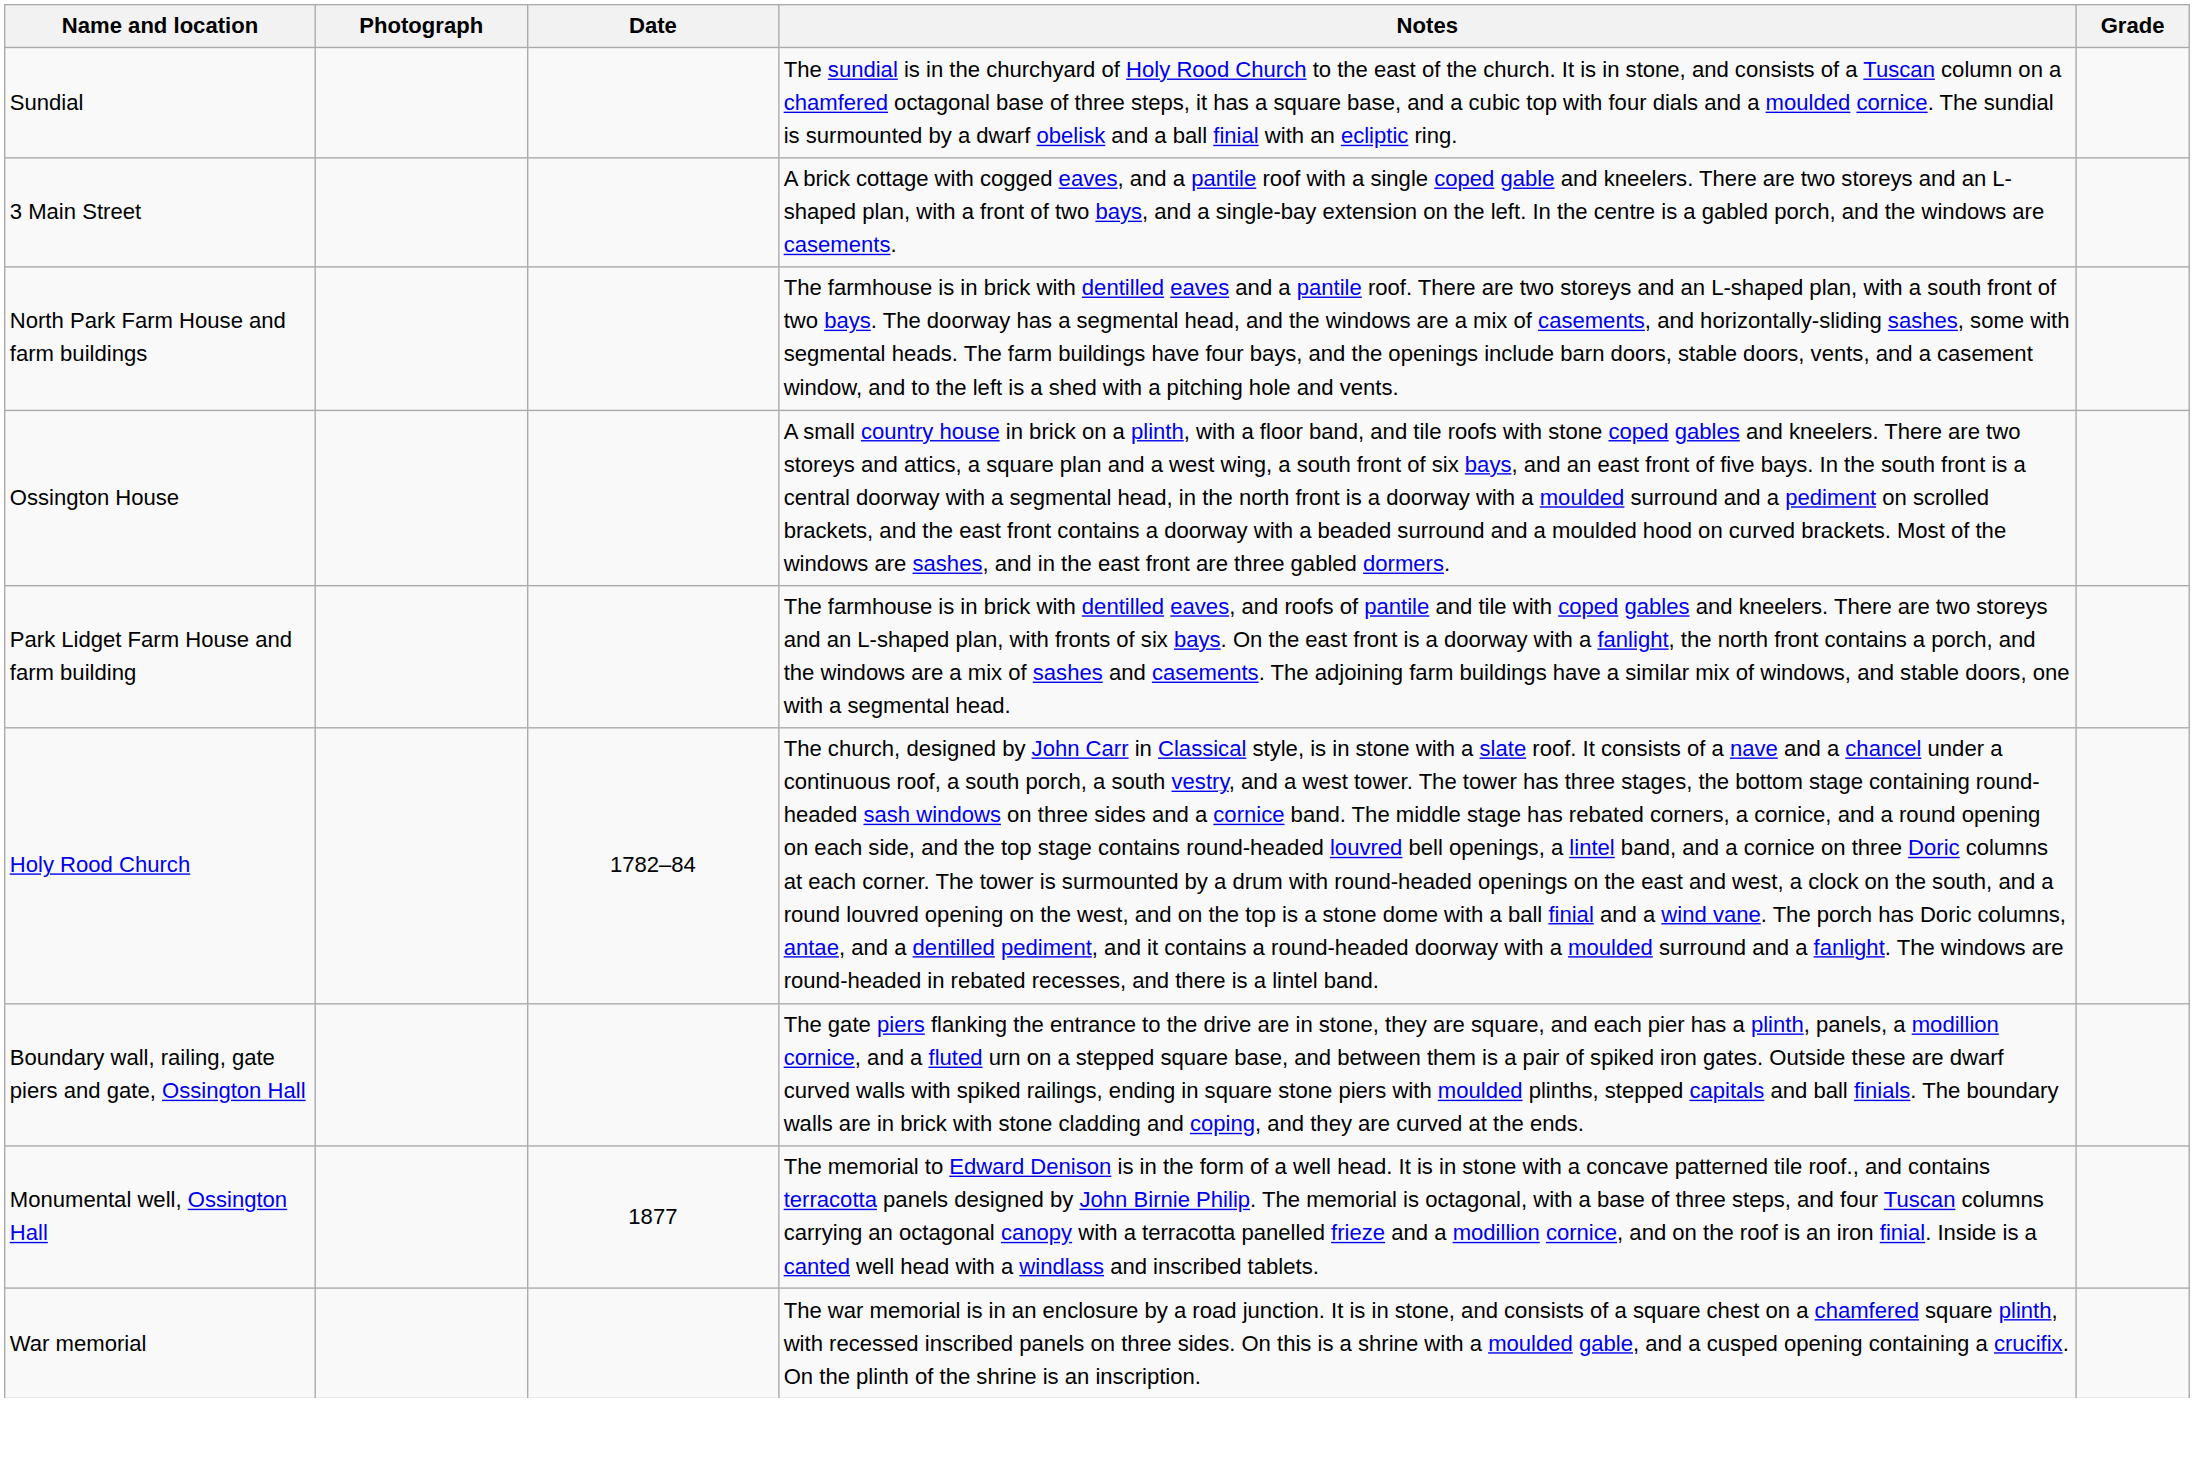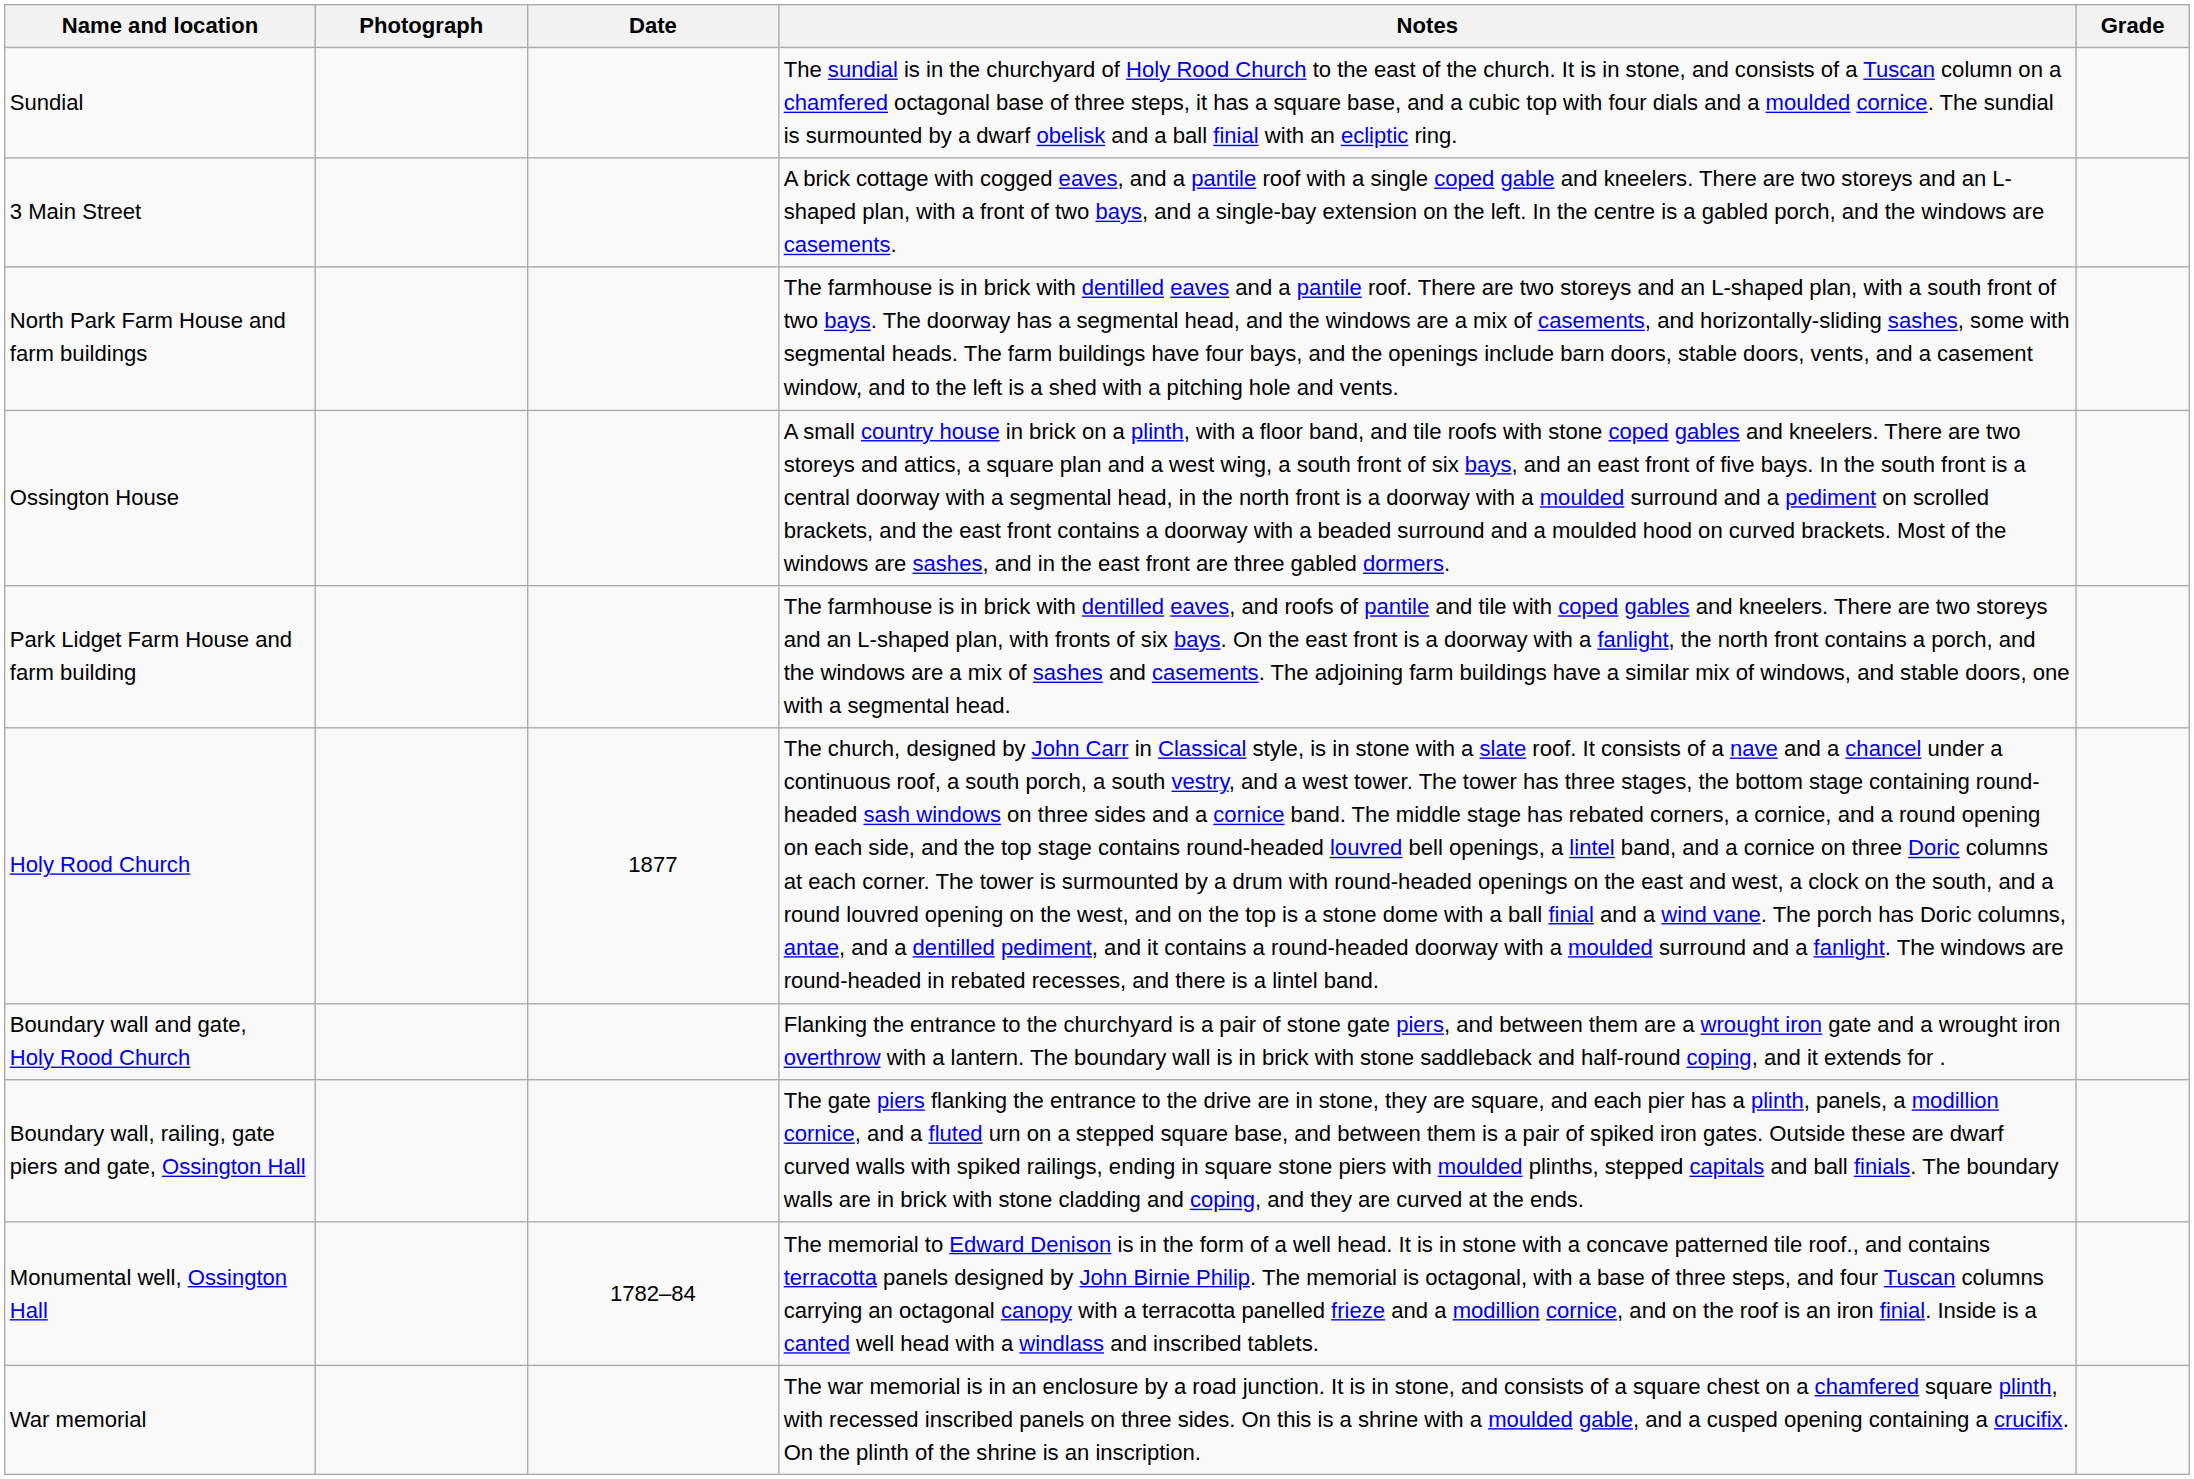(653, 865) 1782–84 -> (653, 865) 1877
+ row: (128, 1041)
(653, 1217) 1877 -> (653, 1293) 1782–84
